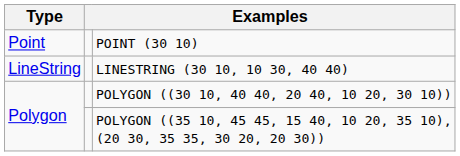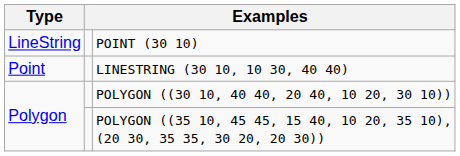(27, 42) Point -> (45, 42) LineString
(45, 68) LineString -> (27, 68) Point
